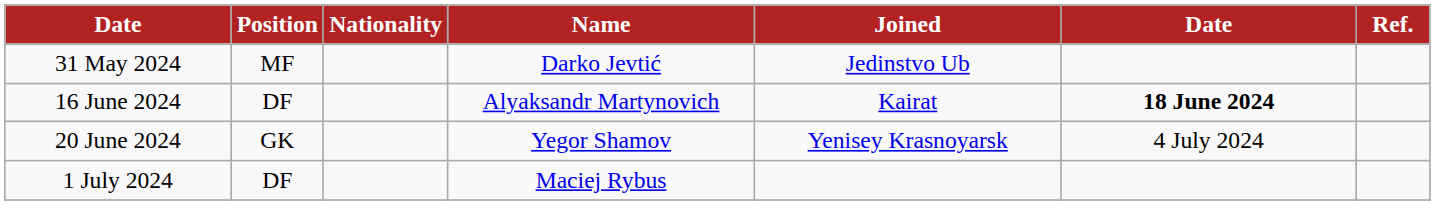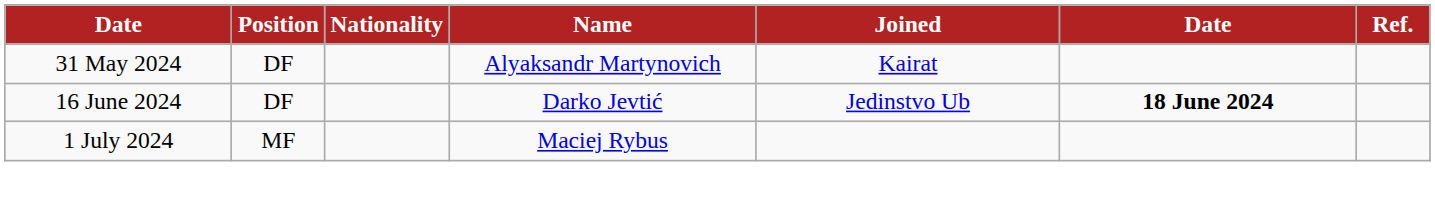(277, 63) MF -> (278, 63) DF
(601, 63) Darko Jevtić -> (603, 63) Alyaksandr Martynovich
(908, 63) Jedinstvo Ub -> (908, 63) Kairat
(601, 102) Alyaksandr Martynovich -> (603, 102) Darko Jevtić
(908, 102) Kairat -> (908, 102) Jedinstvo Ub
- row: (118, 141)
(277, 180) DF -> (278, 141) MF
